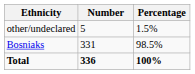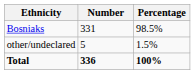rows swapped: (25, 45) <-> (41, 28)
